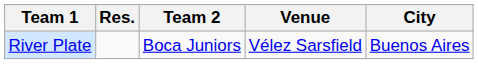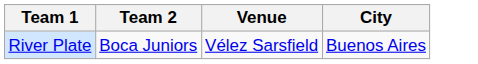- column: (117, 17)
